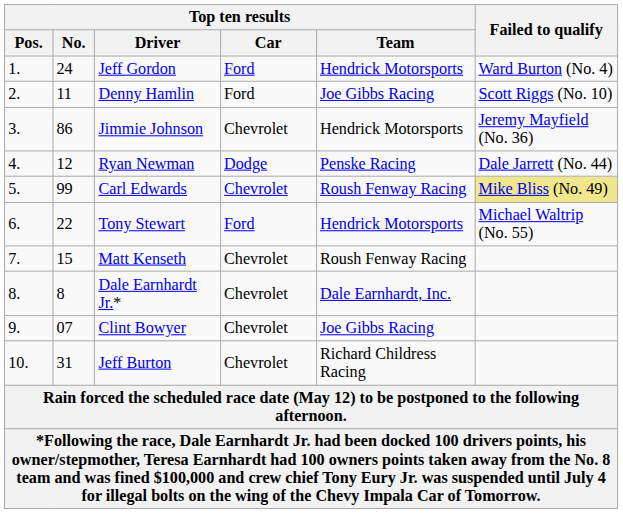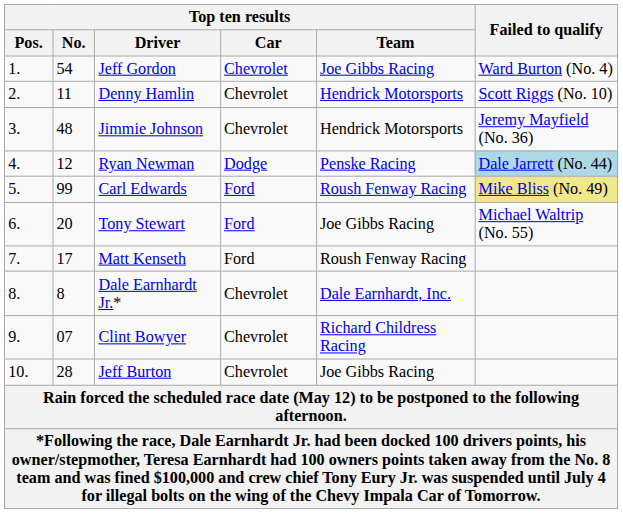(64, 68) 24 -> (64, 68) 54
(239, 68) Ford -> (256, 68) Chevrolet
(392, 68) Hendrick Motorsports -> (377, 68) Joe Gibbs Racing
(239, 94) Ford -> (256, 94) Chevrolet
(377, 94) Joe Gibbs Racing -> (392, 94) Hendrick Motorsports
(64, 128) 86 -> (64, 128) 48
(545, 163) no background -> (545, 163) lightblue background
(256, 189) Chevrolet -> (239, 189) Ford
(64, 223) 22 -> (64, 223) 20
(392, 223) Hendrick Motorsports -> (377, 223) Joe Gibbs Racing
(64, 258) 15 -> (64, 258) 17
(256, 258) Chevrolet -> (239, 258) Ford
(377, 328) Joe Gibbs Racing -> (378, 337) Richard Childress Racing
(64, 362) 31 -> (64, 371) 28
(378, 362) Richard Childress Racing -> (377, 371) Joe Gibbs Racing
